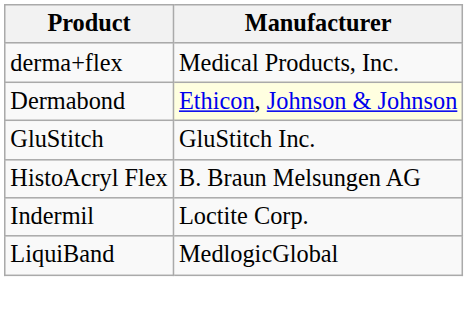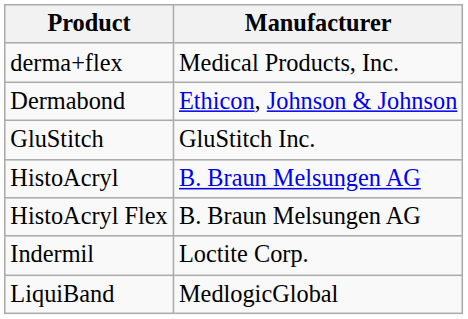(318, 100) lightyellow background -> (318, 100) no background
+ row: (64, 178)
